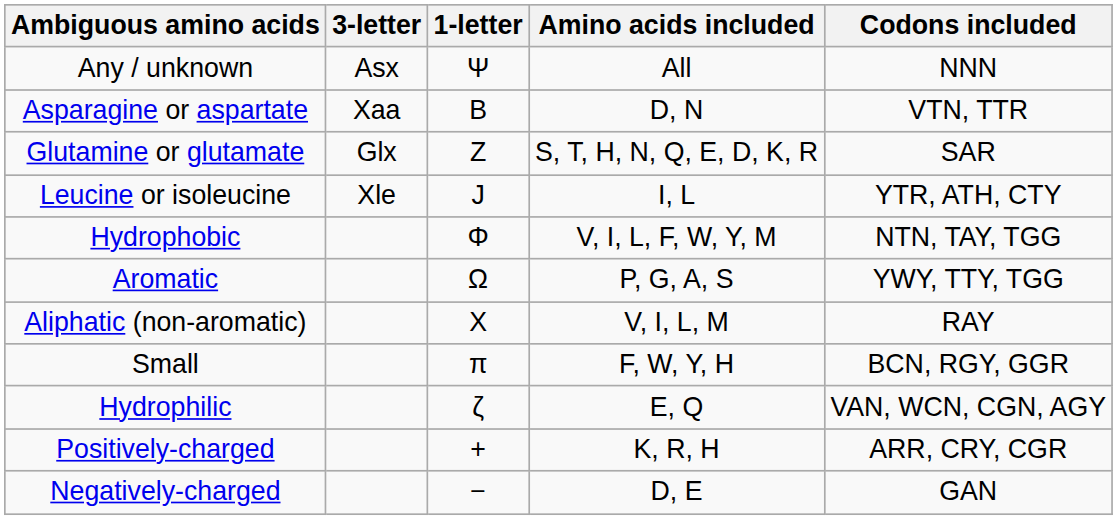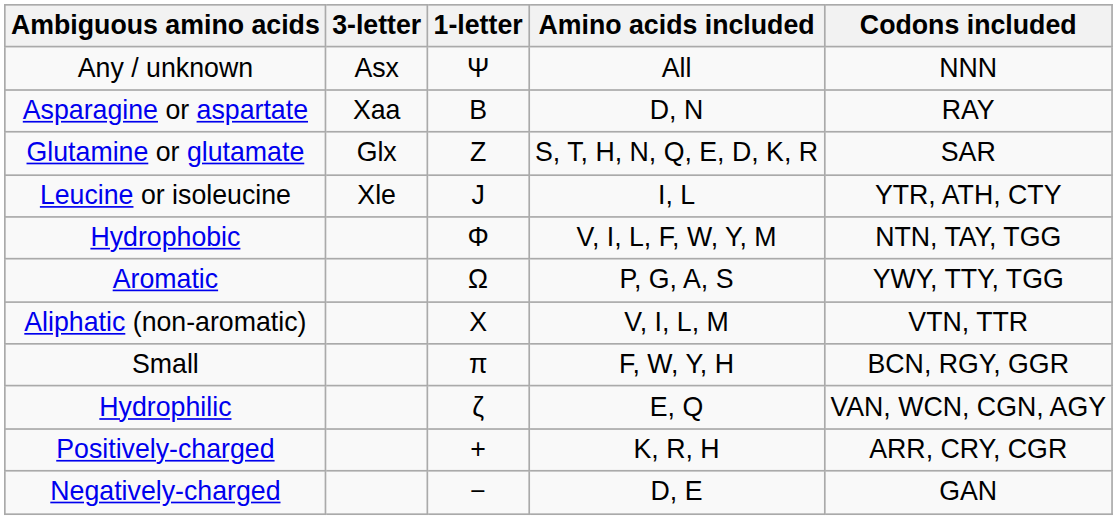(968, 110) VTN, TTR -> (968, 110) RAY
(968, 322) RAY -> (968, 322) VTN, TTR
